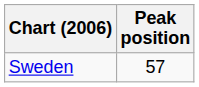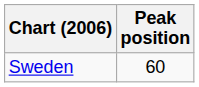(155, 67) 57 -> (155, 67) 60
